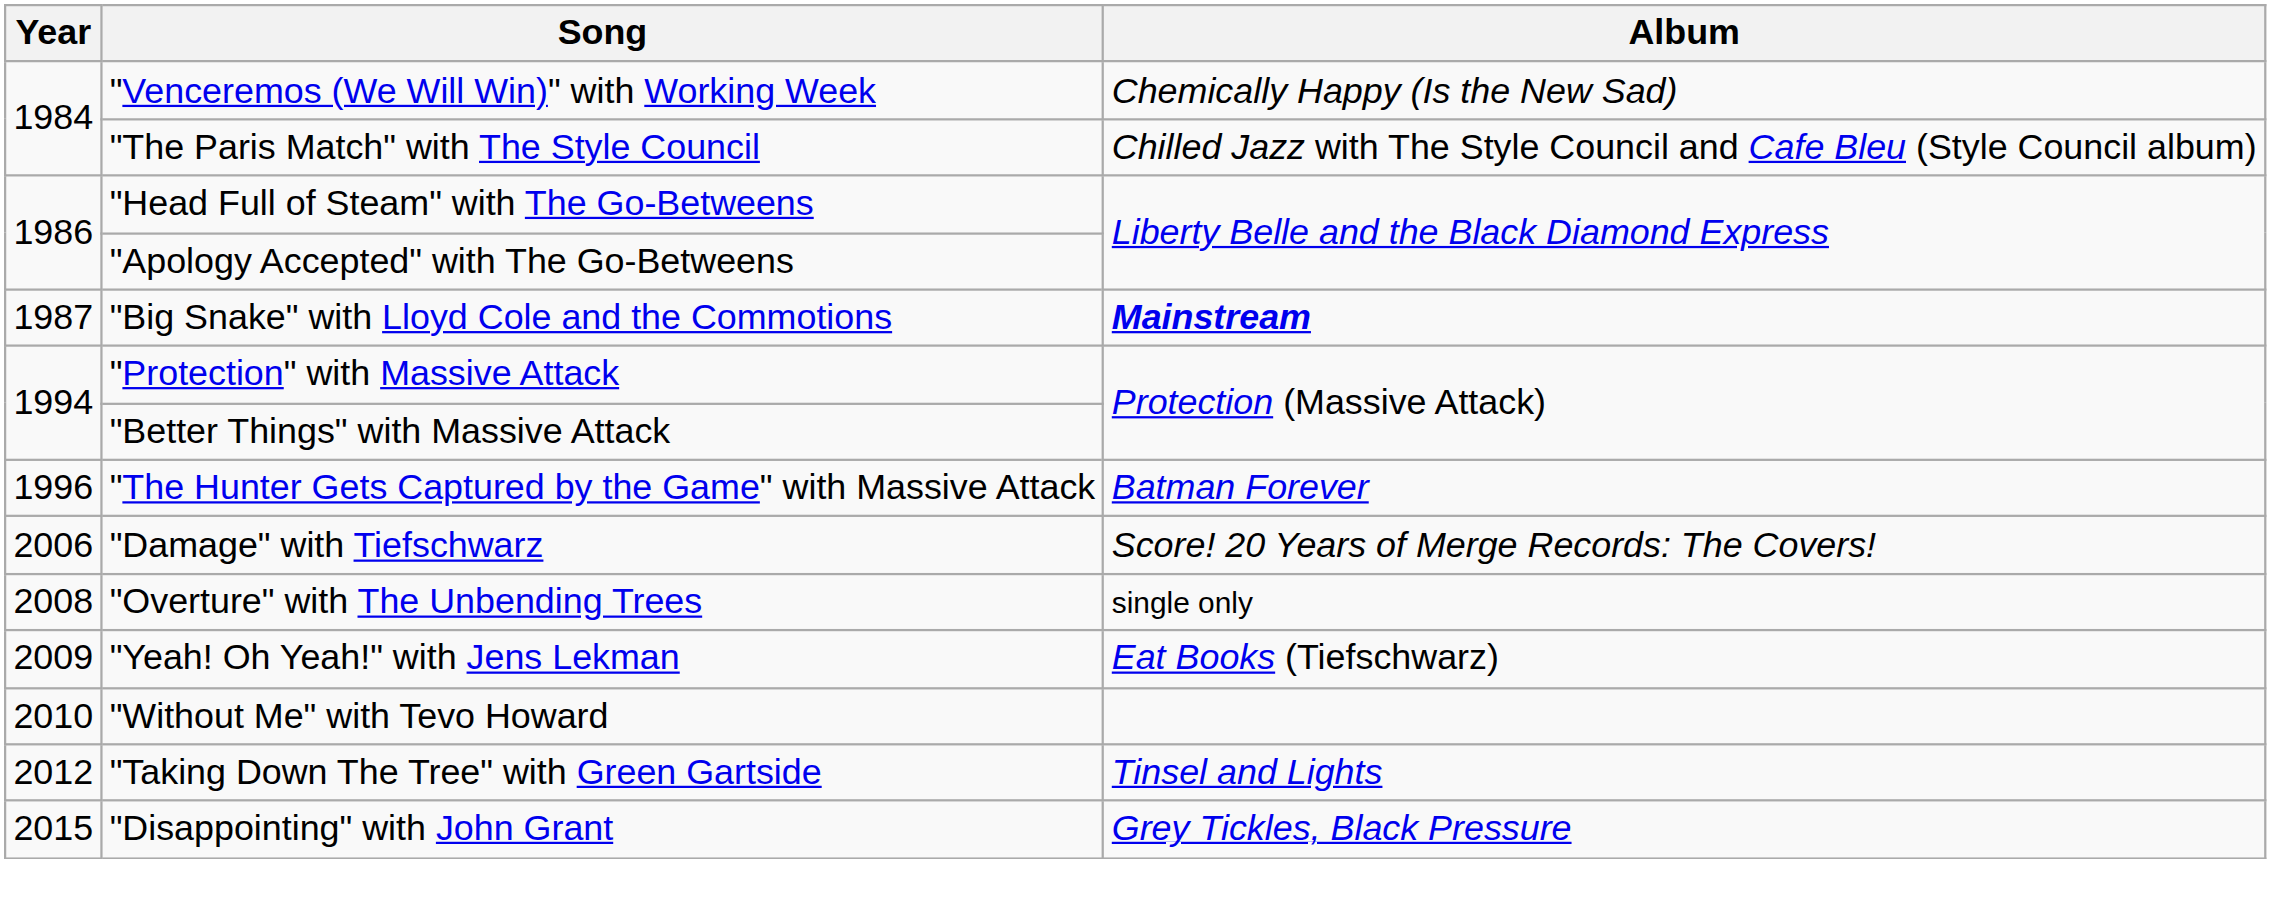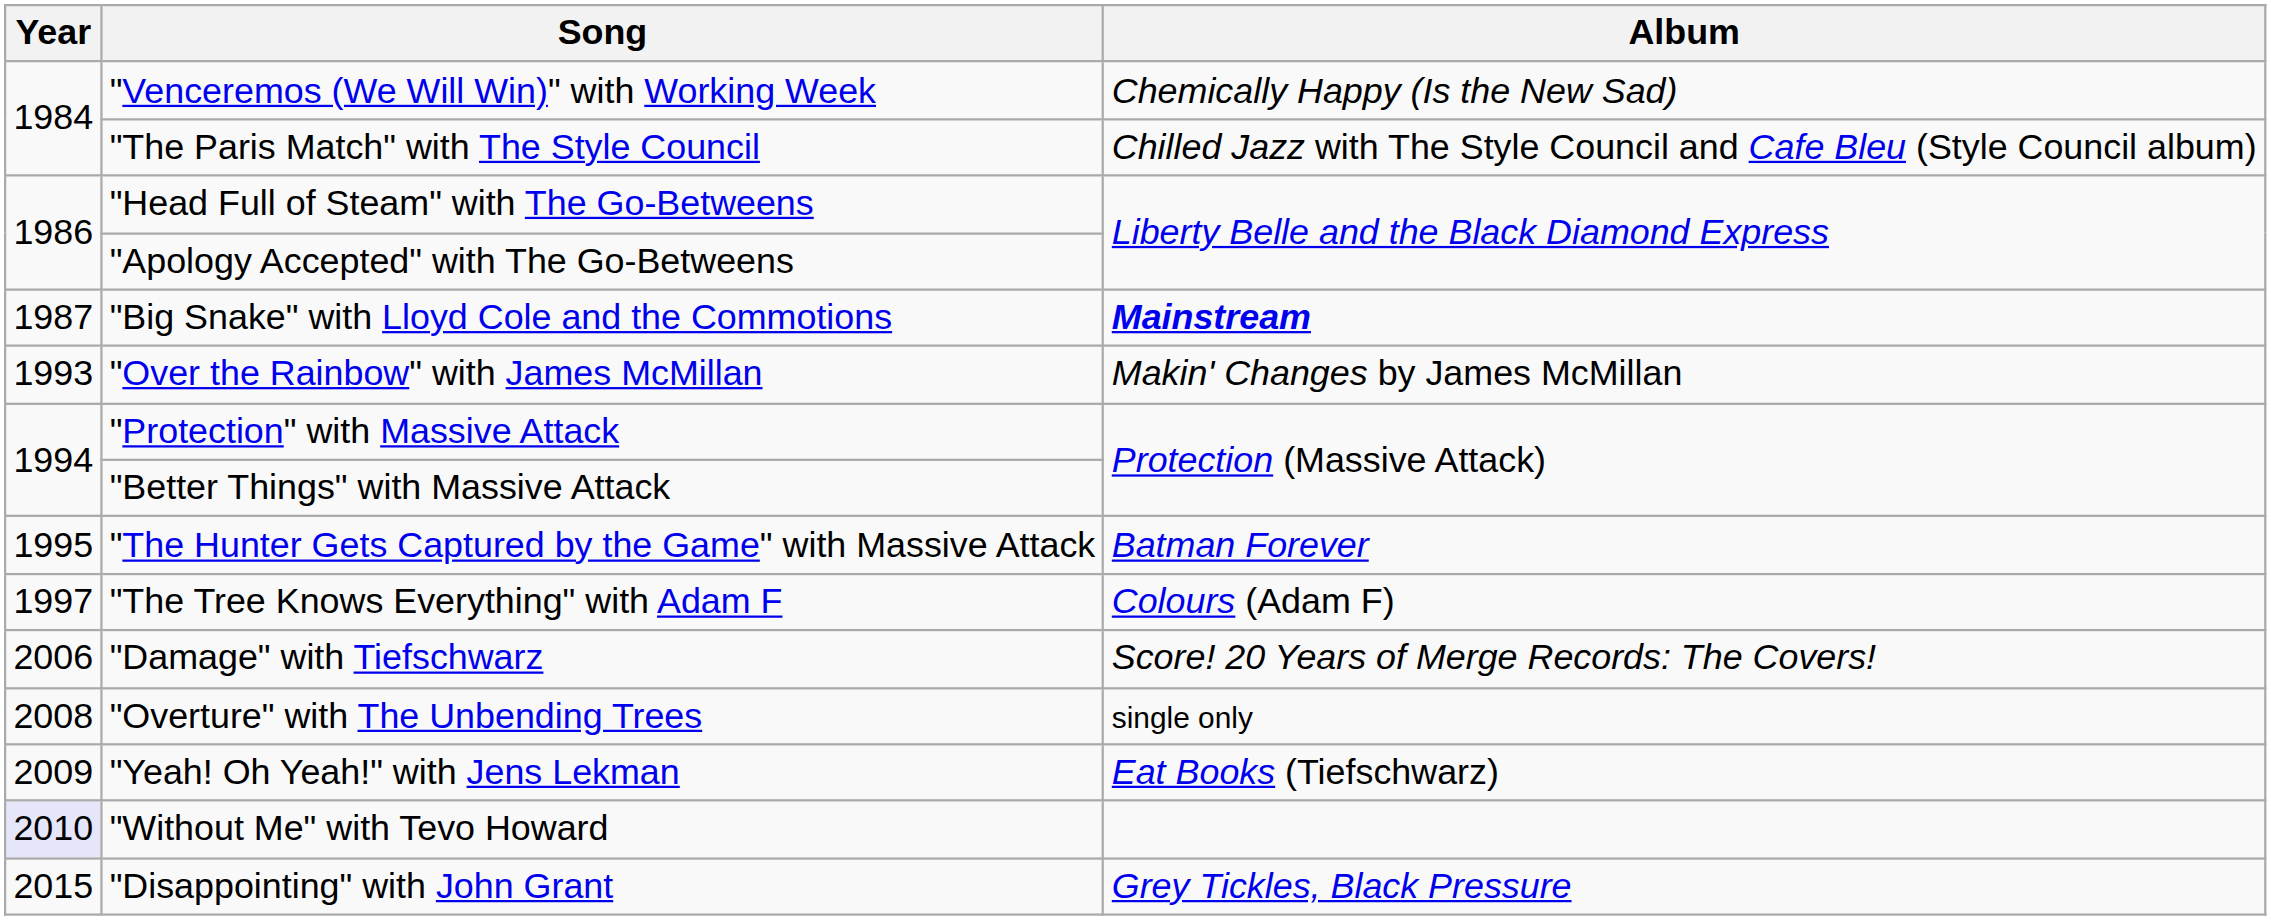+ row: (436, 373)
(53, 487) 1996 -> (53, 544) 1995
+ row: (446, 601)
(53, 714) no background -> (53, 828) lavender background
- row: (466, 771)
